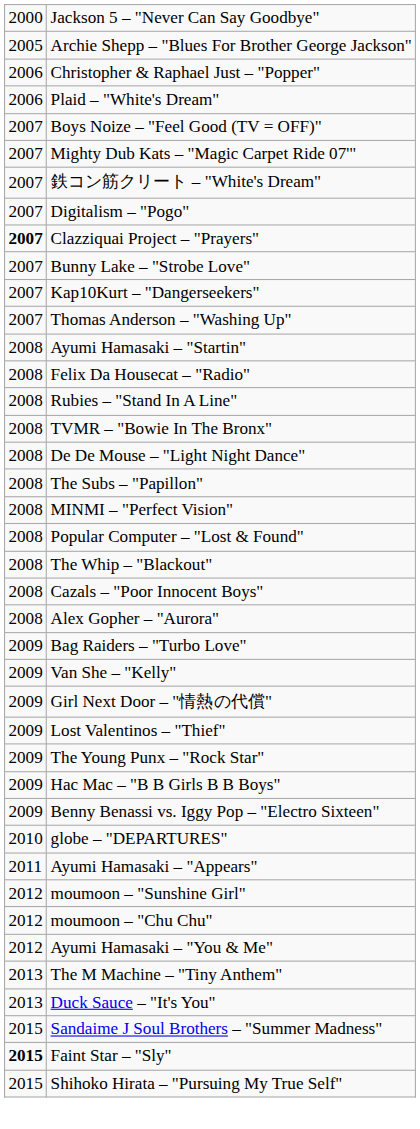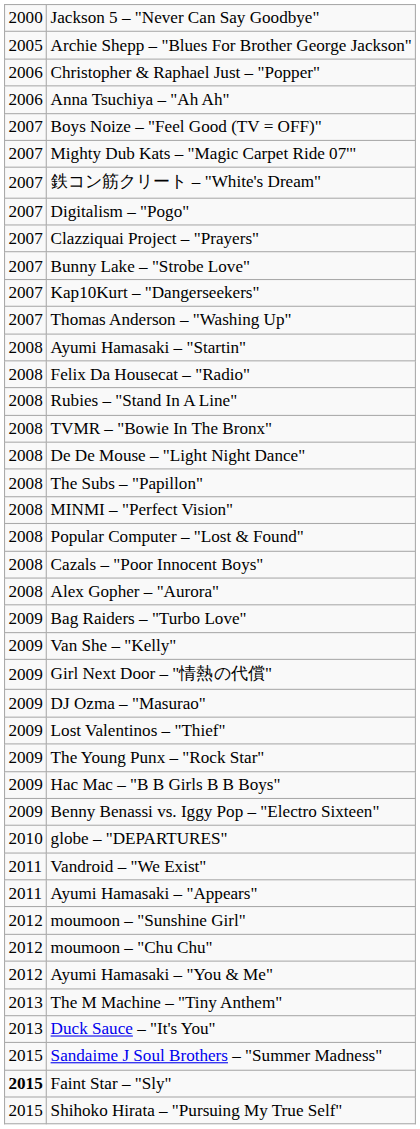- row: (135, 99)
+ row: (140, 99)
(26, 238) bold -> (26, 238) normal
- row: (131, 564)
+ row: (128, 703)
+ row: (128, 866)
